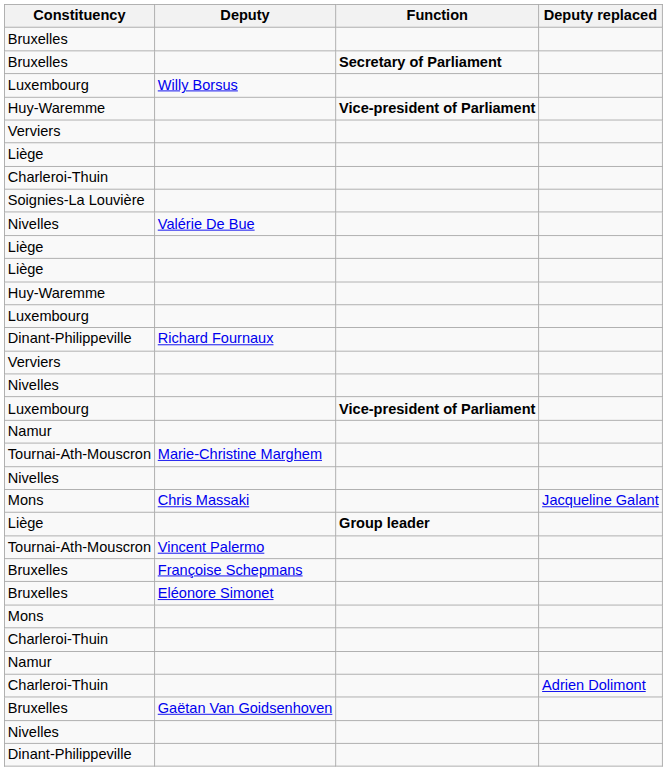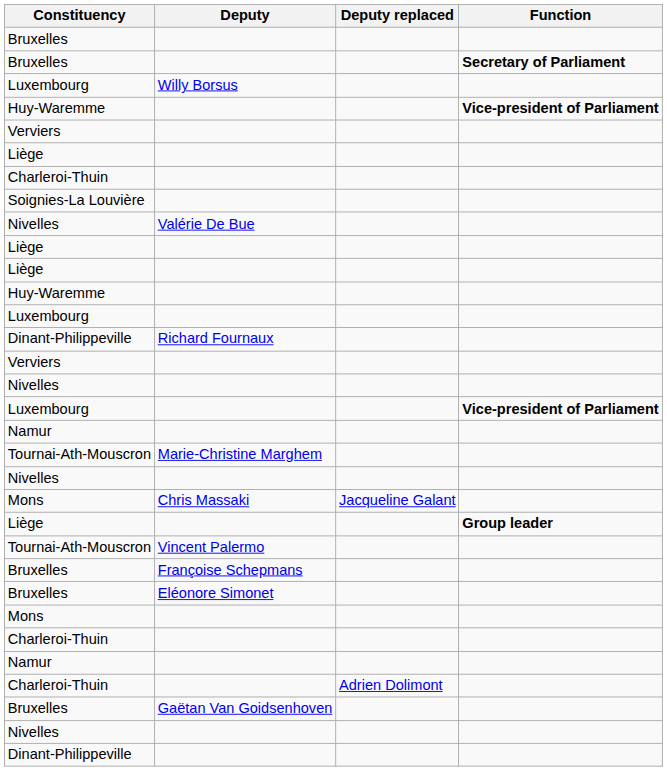columns swapped: (600, 16) <-> (437, 16)
